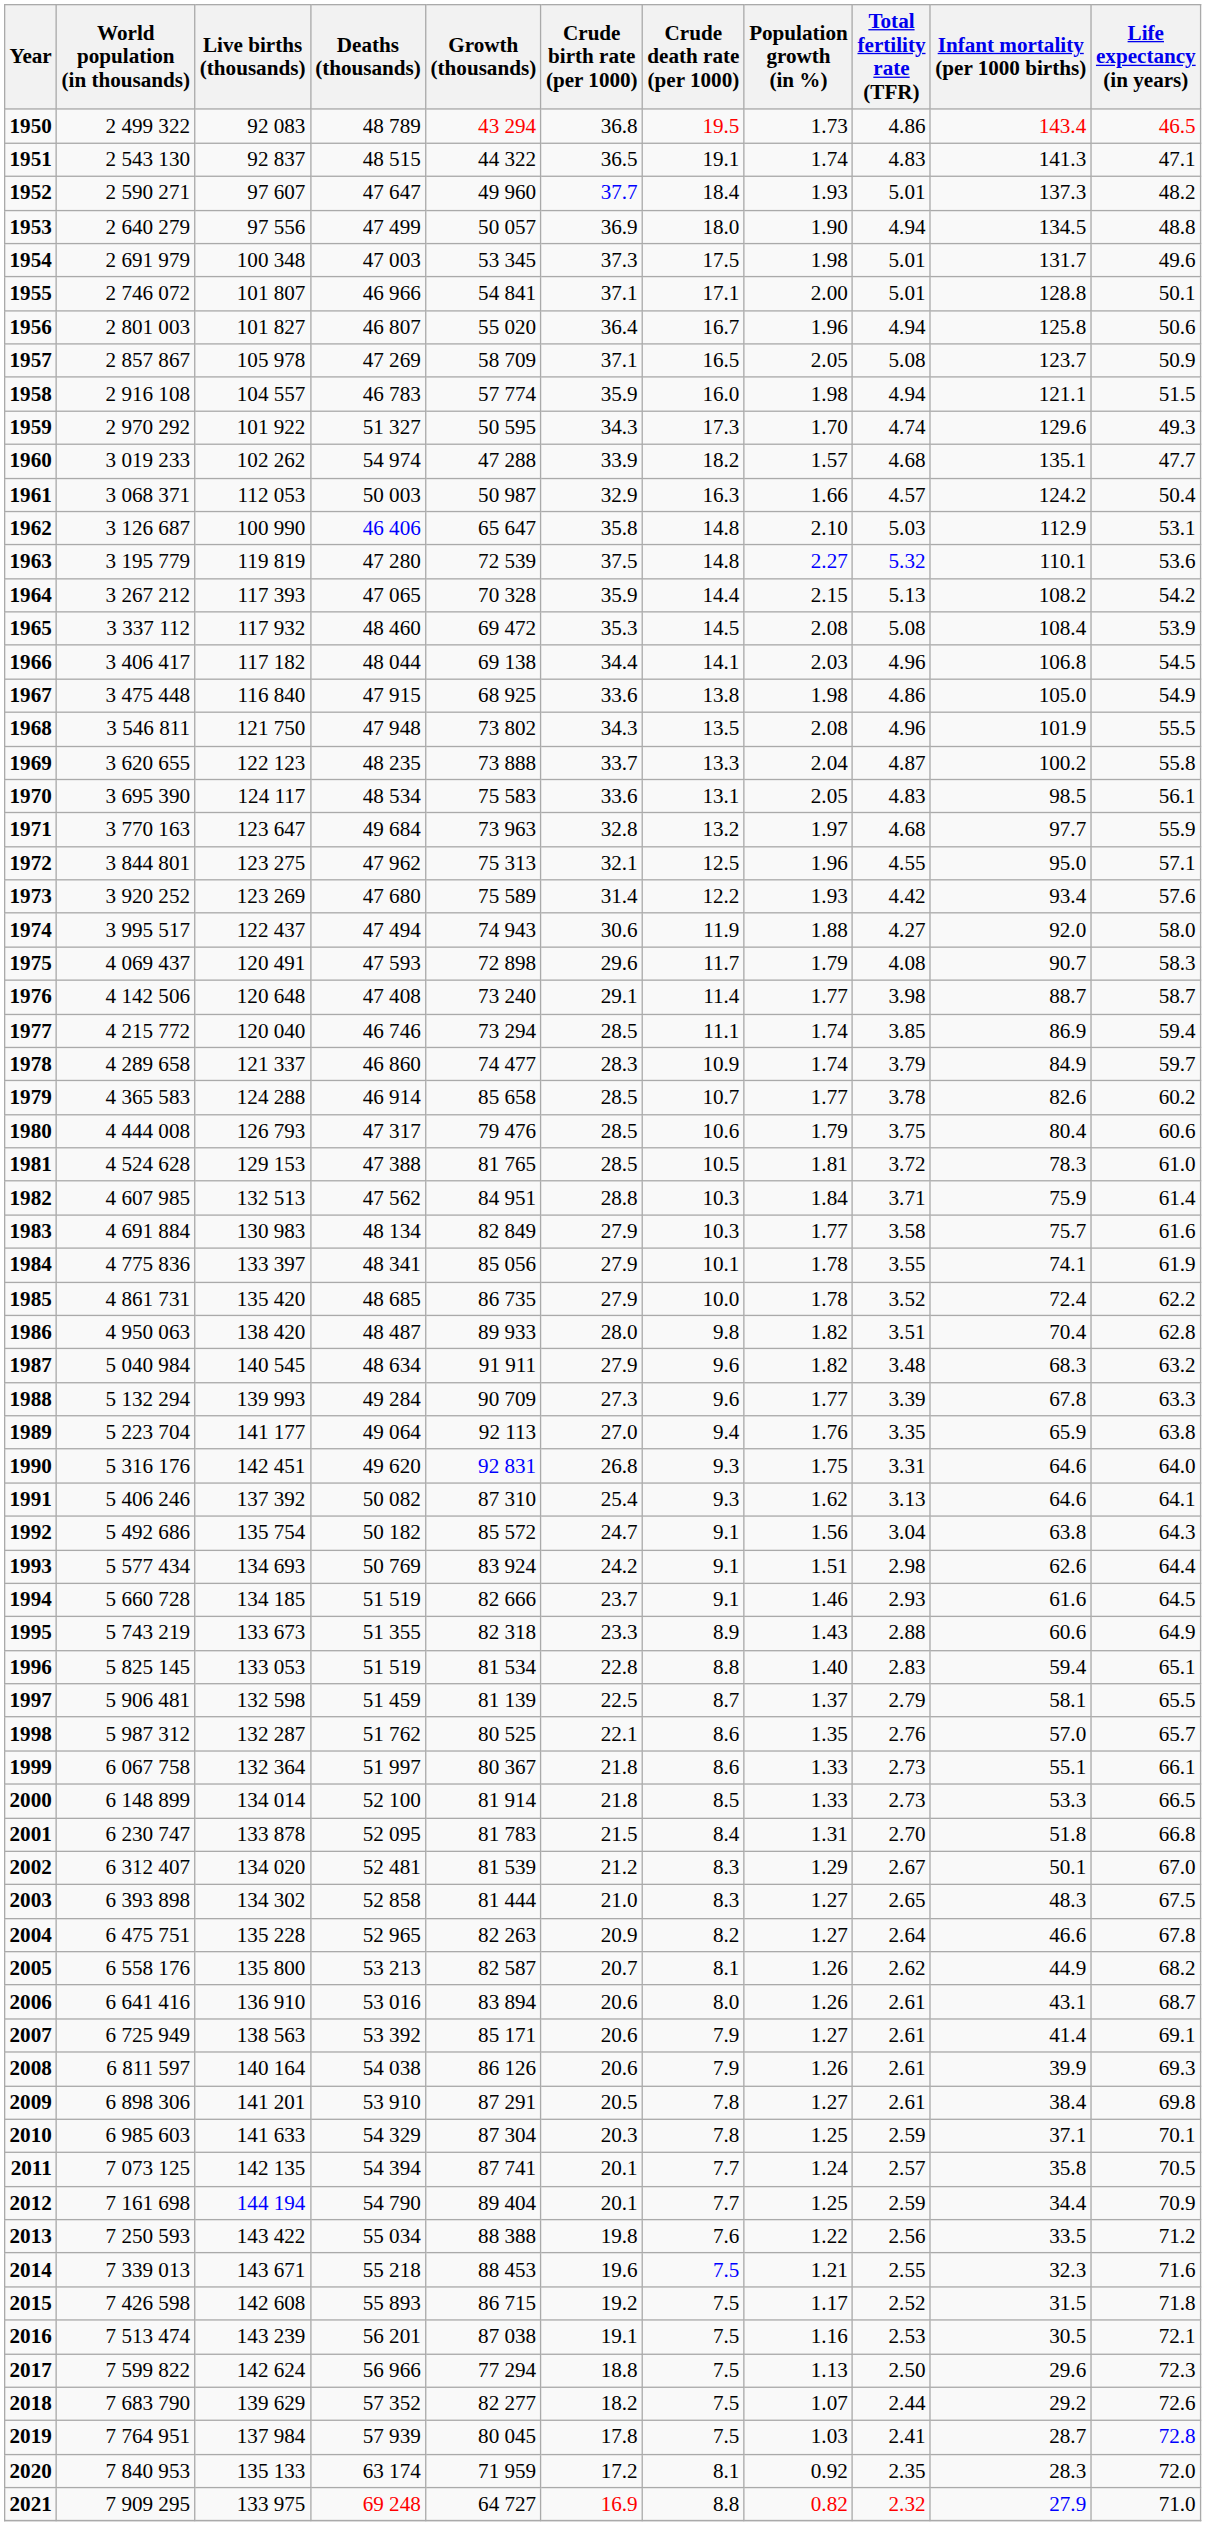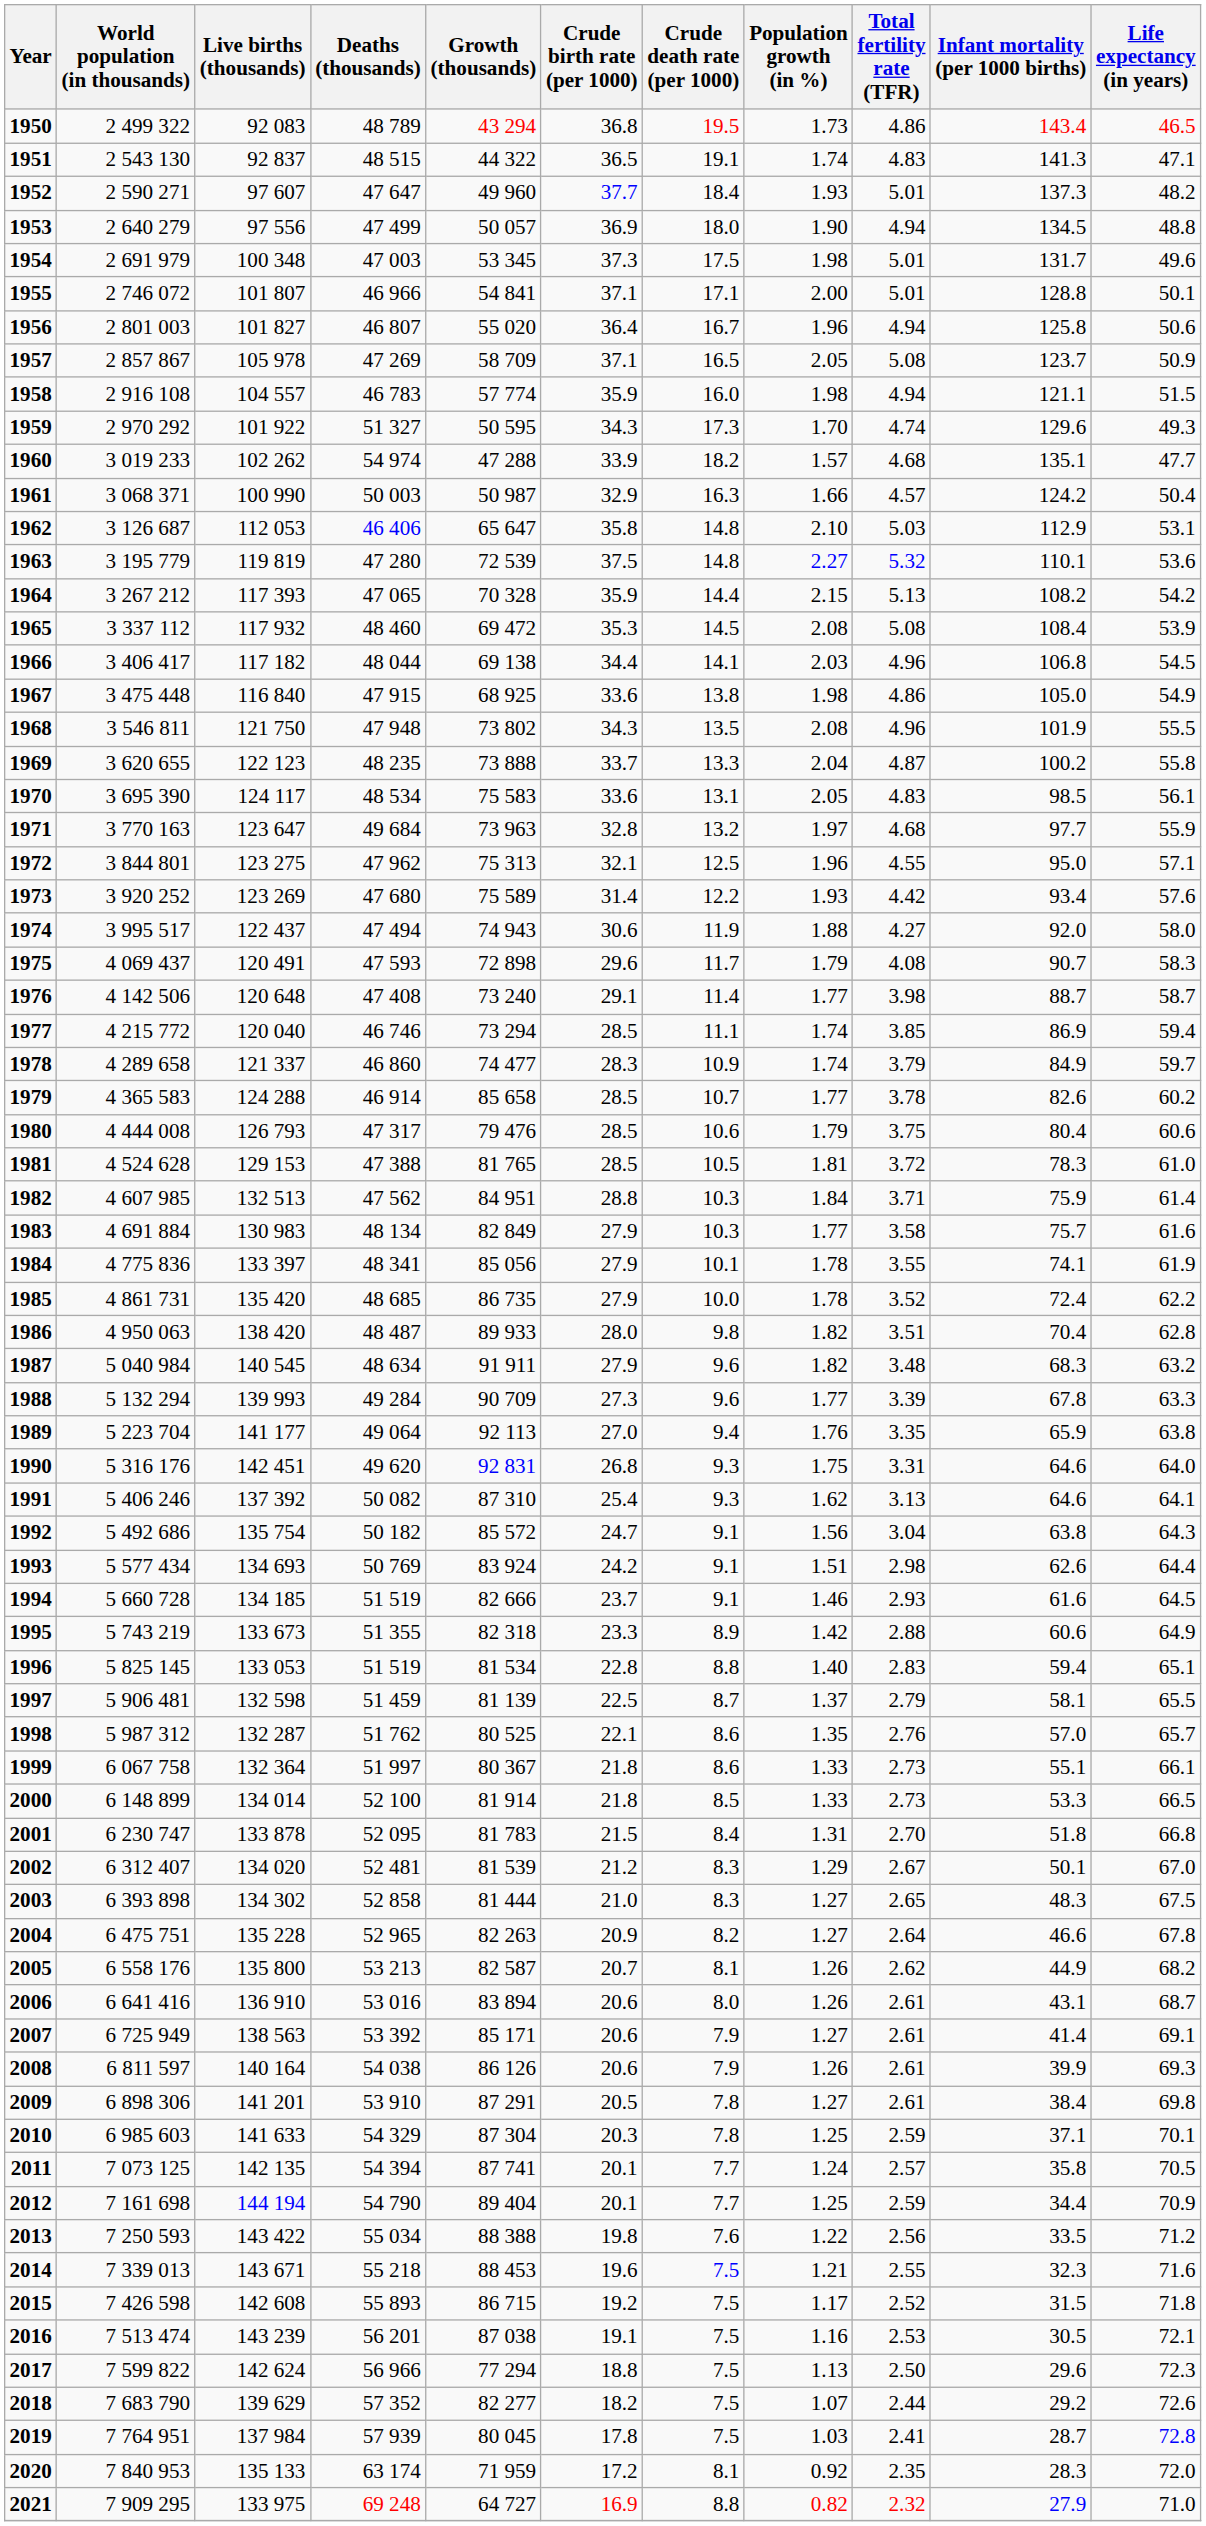(266, 494) 112 053 -> (266, 494) 100 990
(266, 527) 100 990 -> (266, 527) 112 053
(829, 1633) 1.43 -> (829, 1633) 1.42
